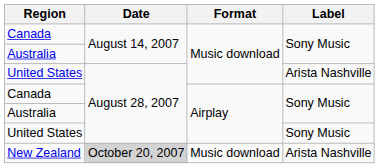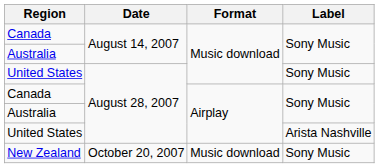(328, 73) Arista Nashville -> (318, 73) Sony Music
(318, 133) Sony Music -> (328, 133) Arista Nashville
(136, 152) lightgrey background -> (136, 152) no background
(328, 152) Arista Nashville -> (318, 152) Sony Music
